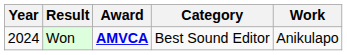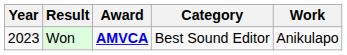(24, 38) 2024 -> (24, 38) 2023
